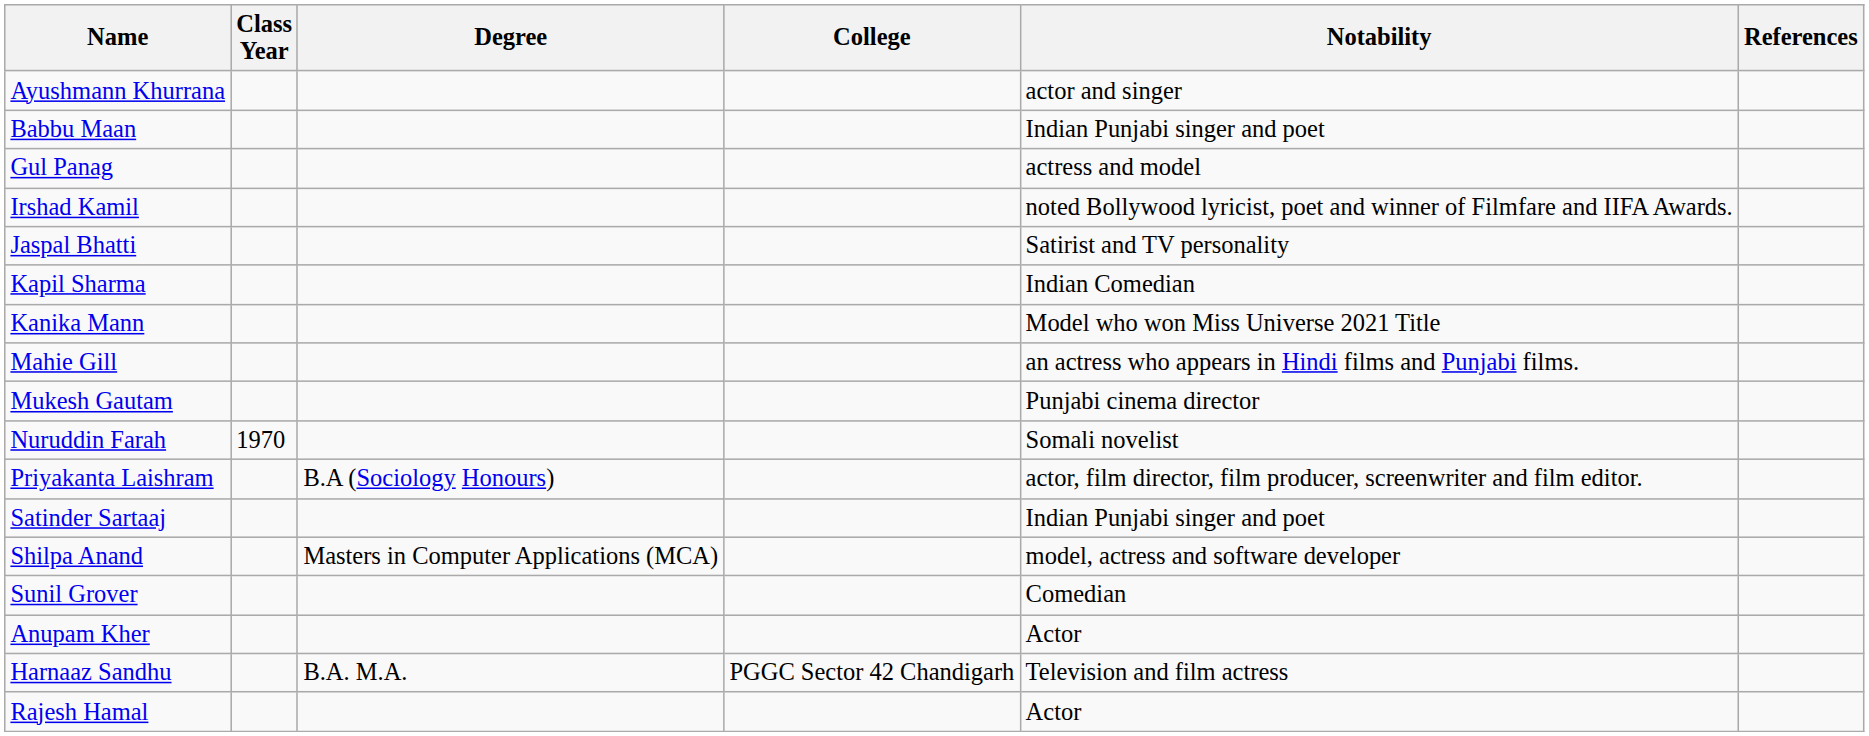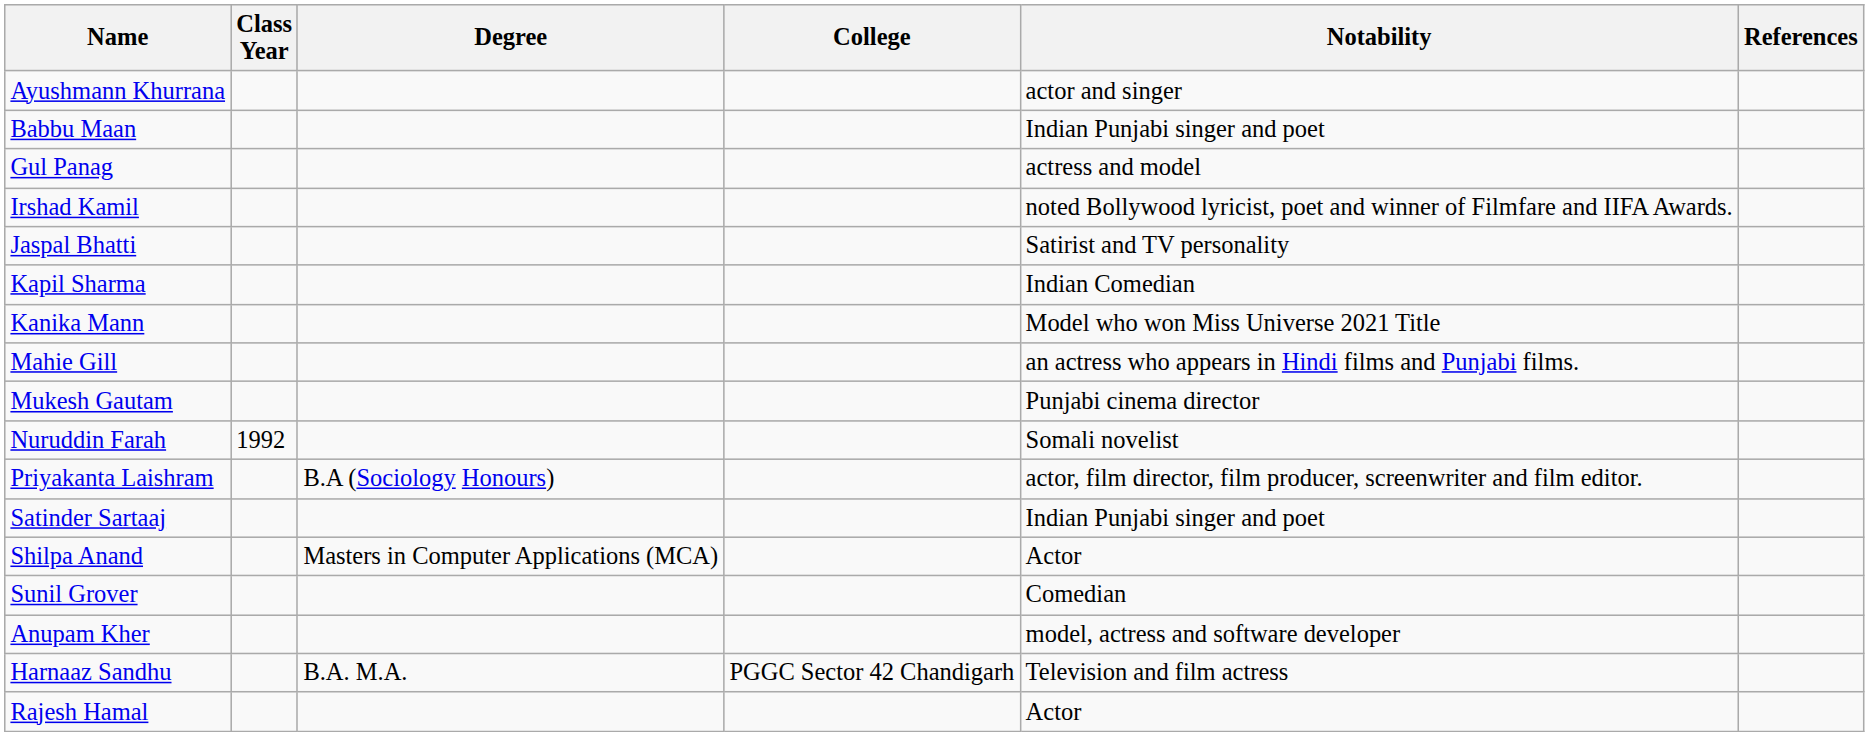(261, 439) 1970 -> (261, 439) 1992
(1213, 556) model, actress and software developer -> (1053, 556) Actor
(1053, 633) Actor -> (1213, 633) model, actress and software developer
